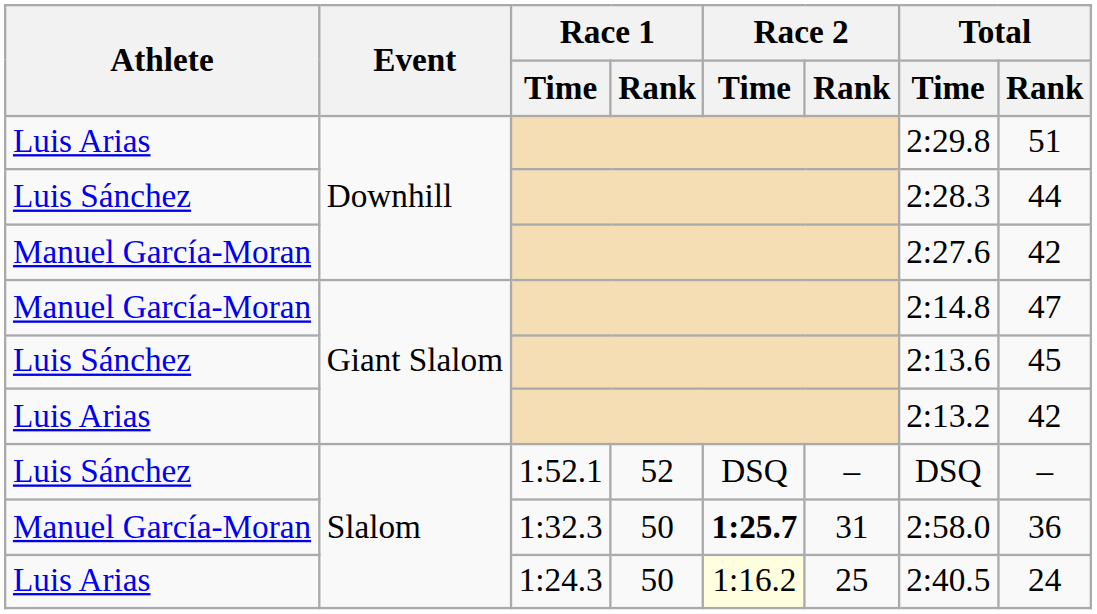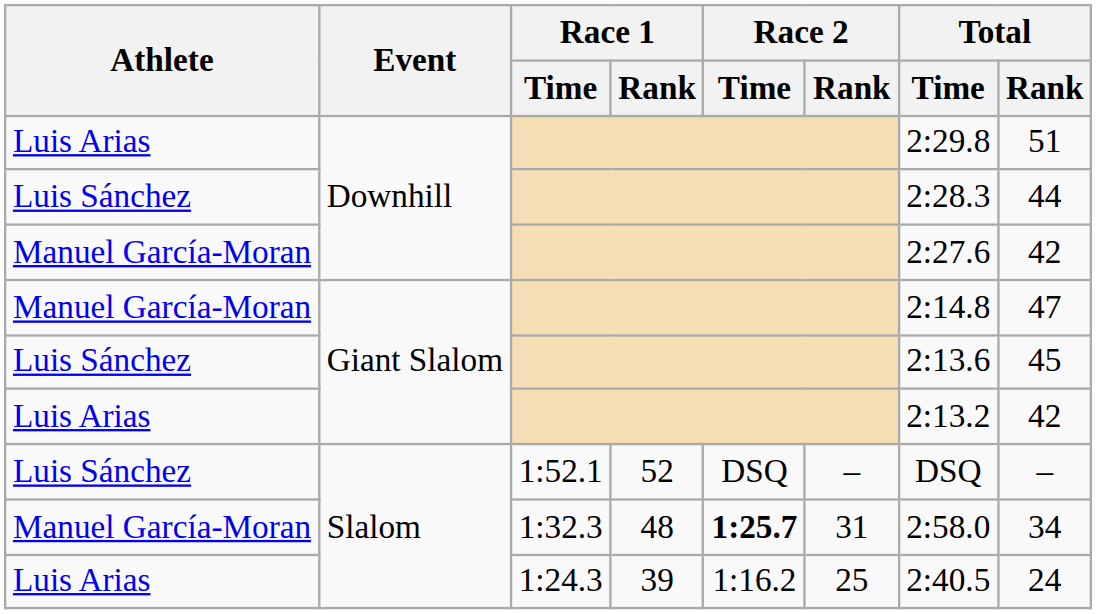(657, 526) 50 -> (657, 526) 48
(1045, 526) 36 -> (1045, 526) 34
(657, 580) 50 -> (657, 580) 39
(754, 580) lightyellow background -> (754, 580) no background
